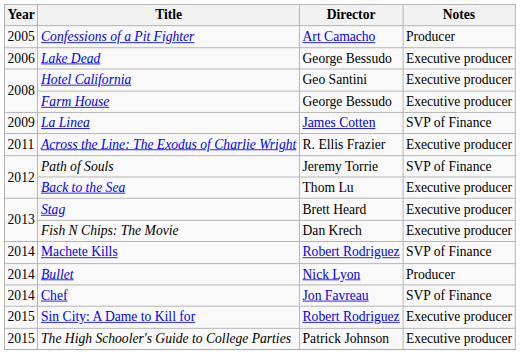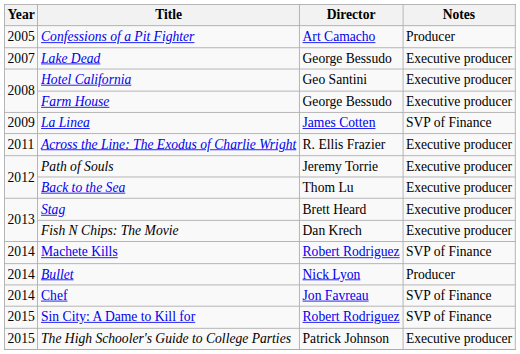(21, 58) 2006 -> (21, 58) 2007
(449, 166) SVP of Finance -> (459, 166) Executive producer
(459, 317) Executive producer -> (449, 317) SVP of Finance
